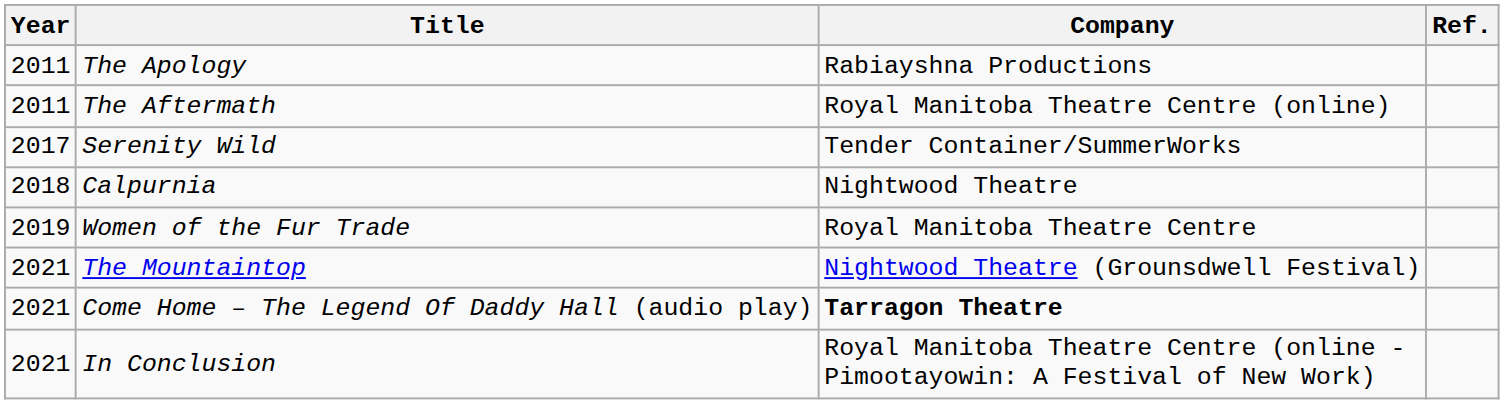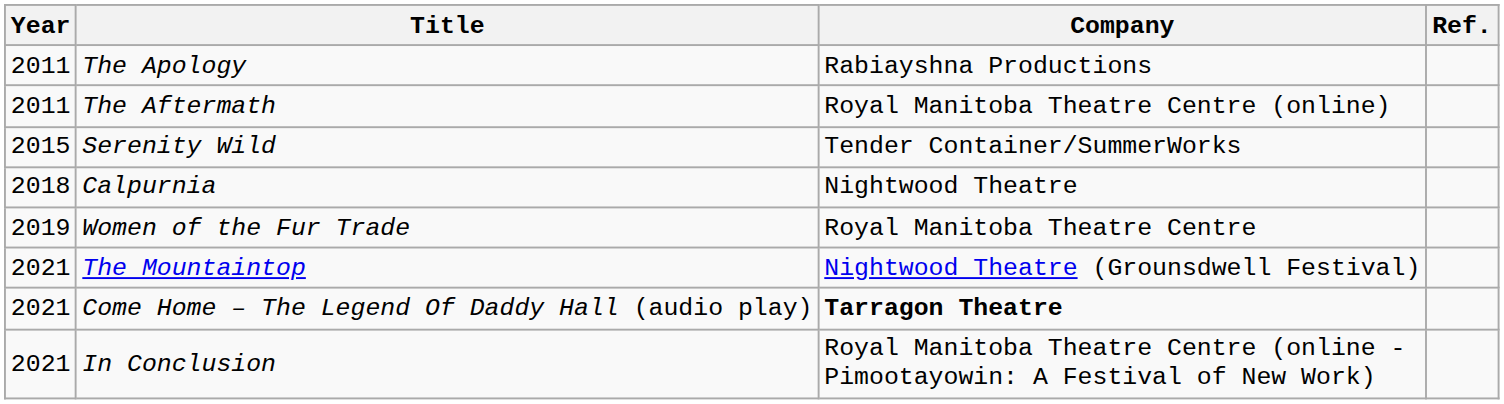(41, 147) 2017 -> (41, 147) 2015
